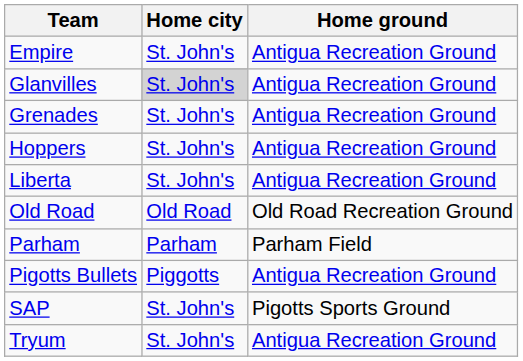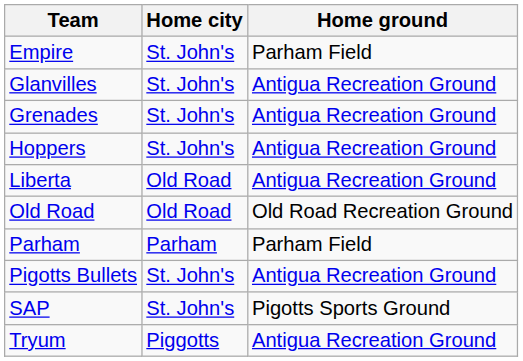(374, 52) Antigua Recreation Ground -> (312, 52) Parham Field
(190, 84) lightgrey background -> (190, 84) no background
(190, 180) St. John's -> (189, 180) Old Road
(183, 276) Piggotts -> (190, 276) St. John's
(190, 340) St. John's -> (183, 340) Piggotts
